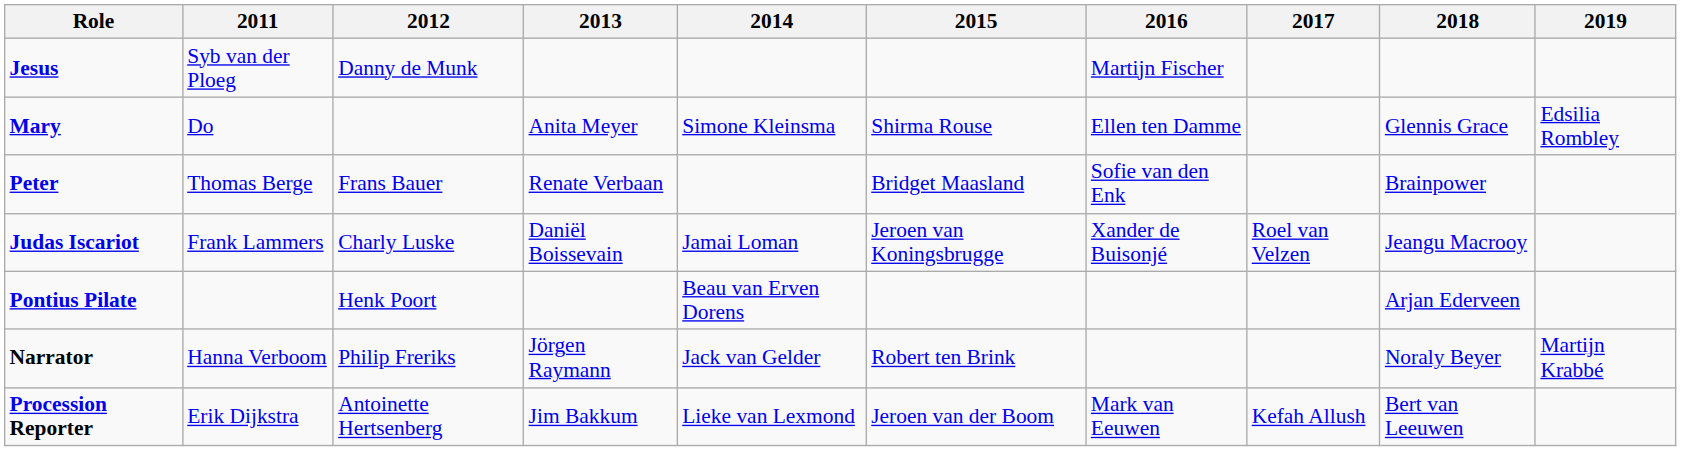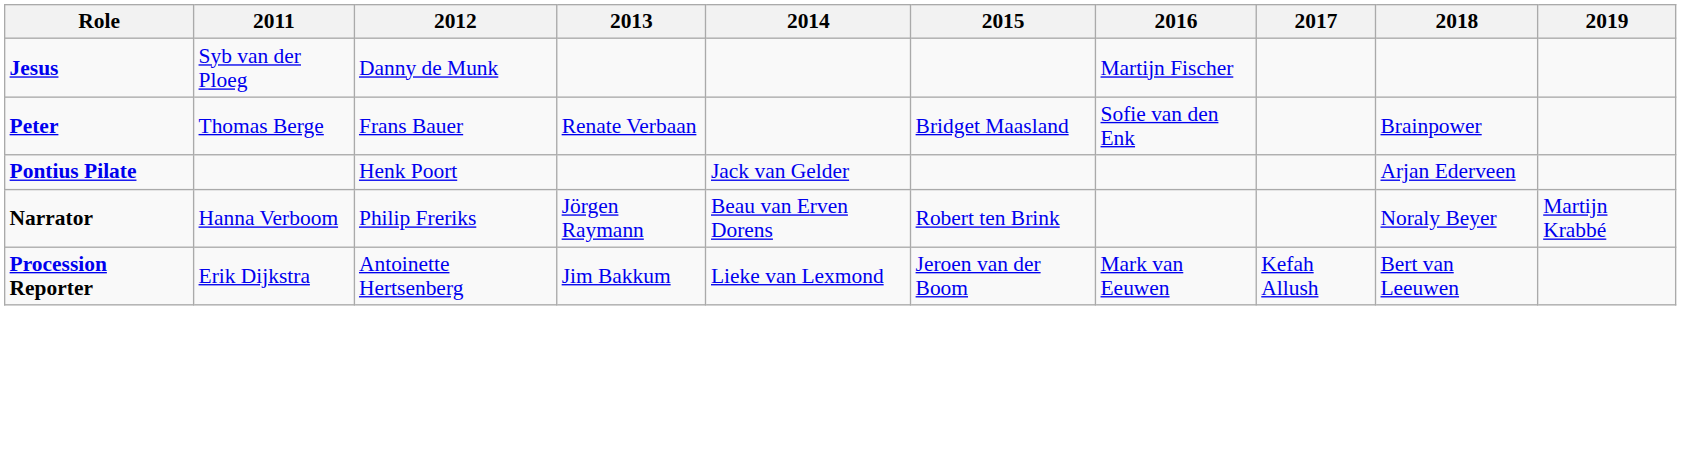- row: (35, 125)
- row: (74, 241)
(751, 300) Beau van Erven Dorens -> (780, 171) Jack van Gelder
(751, 358) Jack van Gelder -> (779, 217) Beau van Erven Dorens
